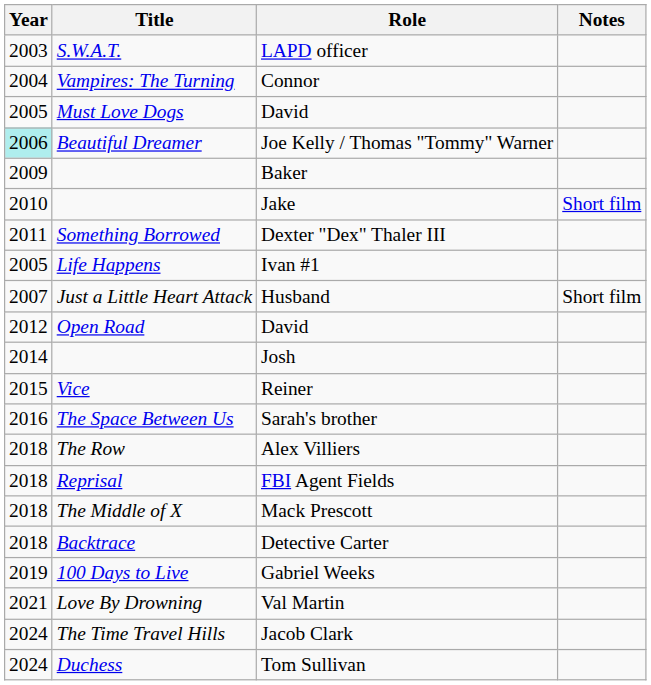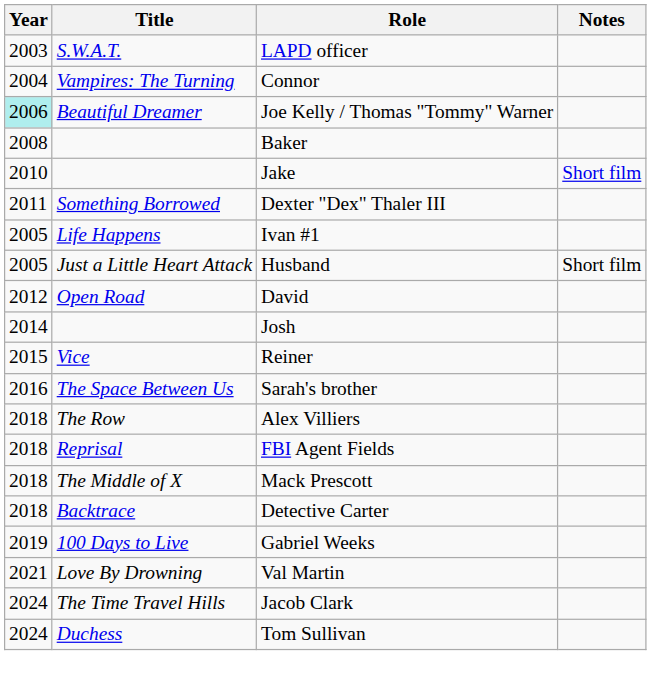- row: (120, 111)
(28, 173) 2009 -> (28, 142) 2008
(28, 296) 2007 -> (28, 265) 2005
